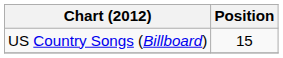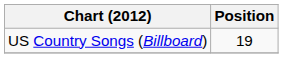(244, 40) 15 -> (244, 40) 19
